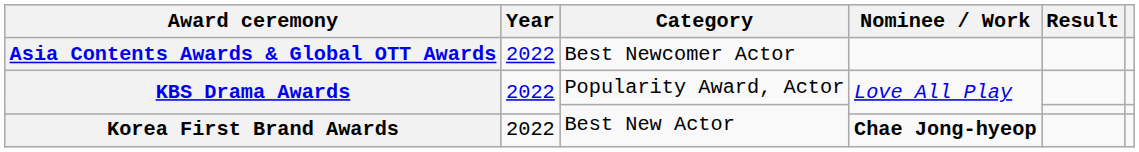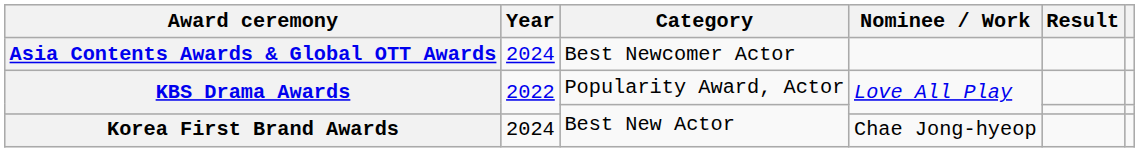(530, 54) 2022 -> (530, 54) 2024
(530, 130) 2022 -> (530, 130) 2024
(945, 130) bold -> (945, 130) normal
